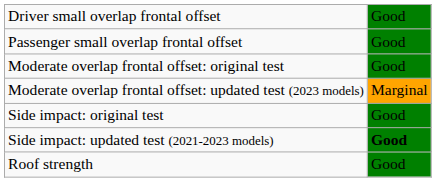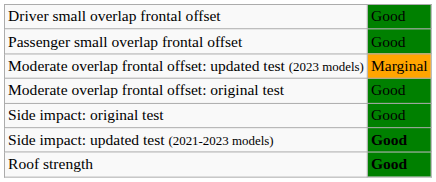rows swapped: (146, 66) <-> (186, 90)
(388, 164) normal -> (389, 164) bold
